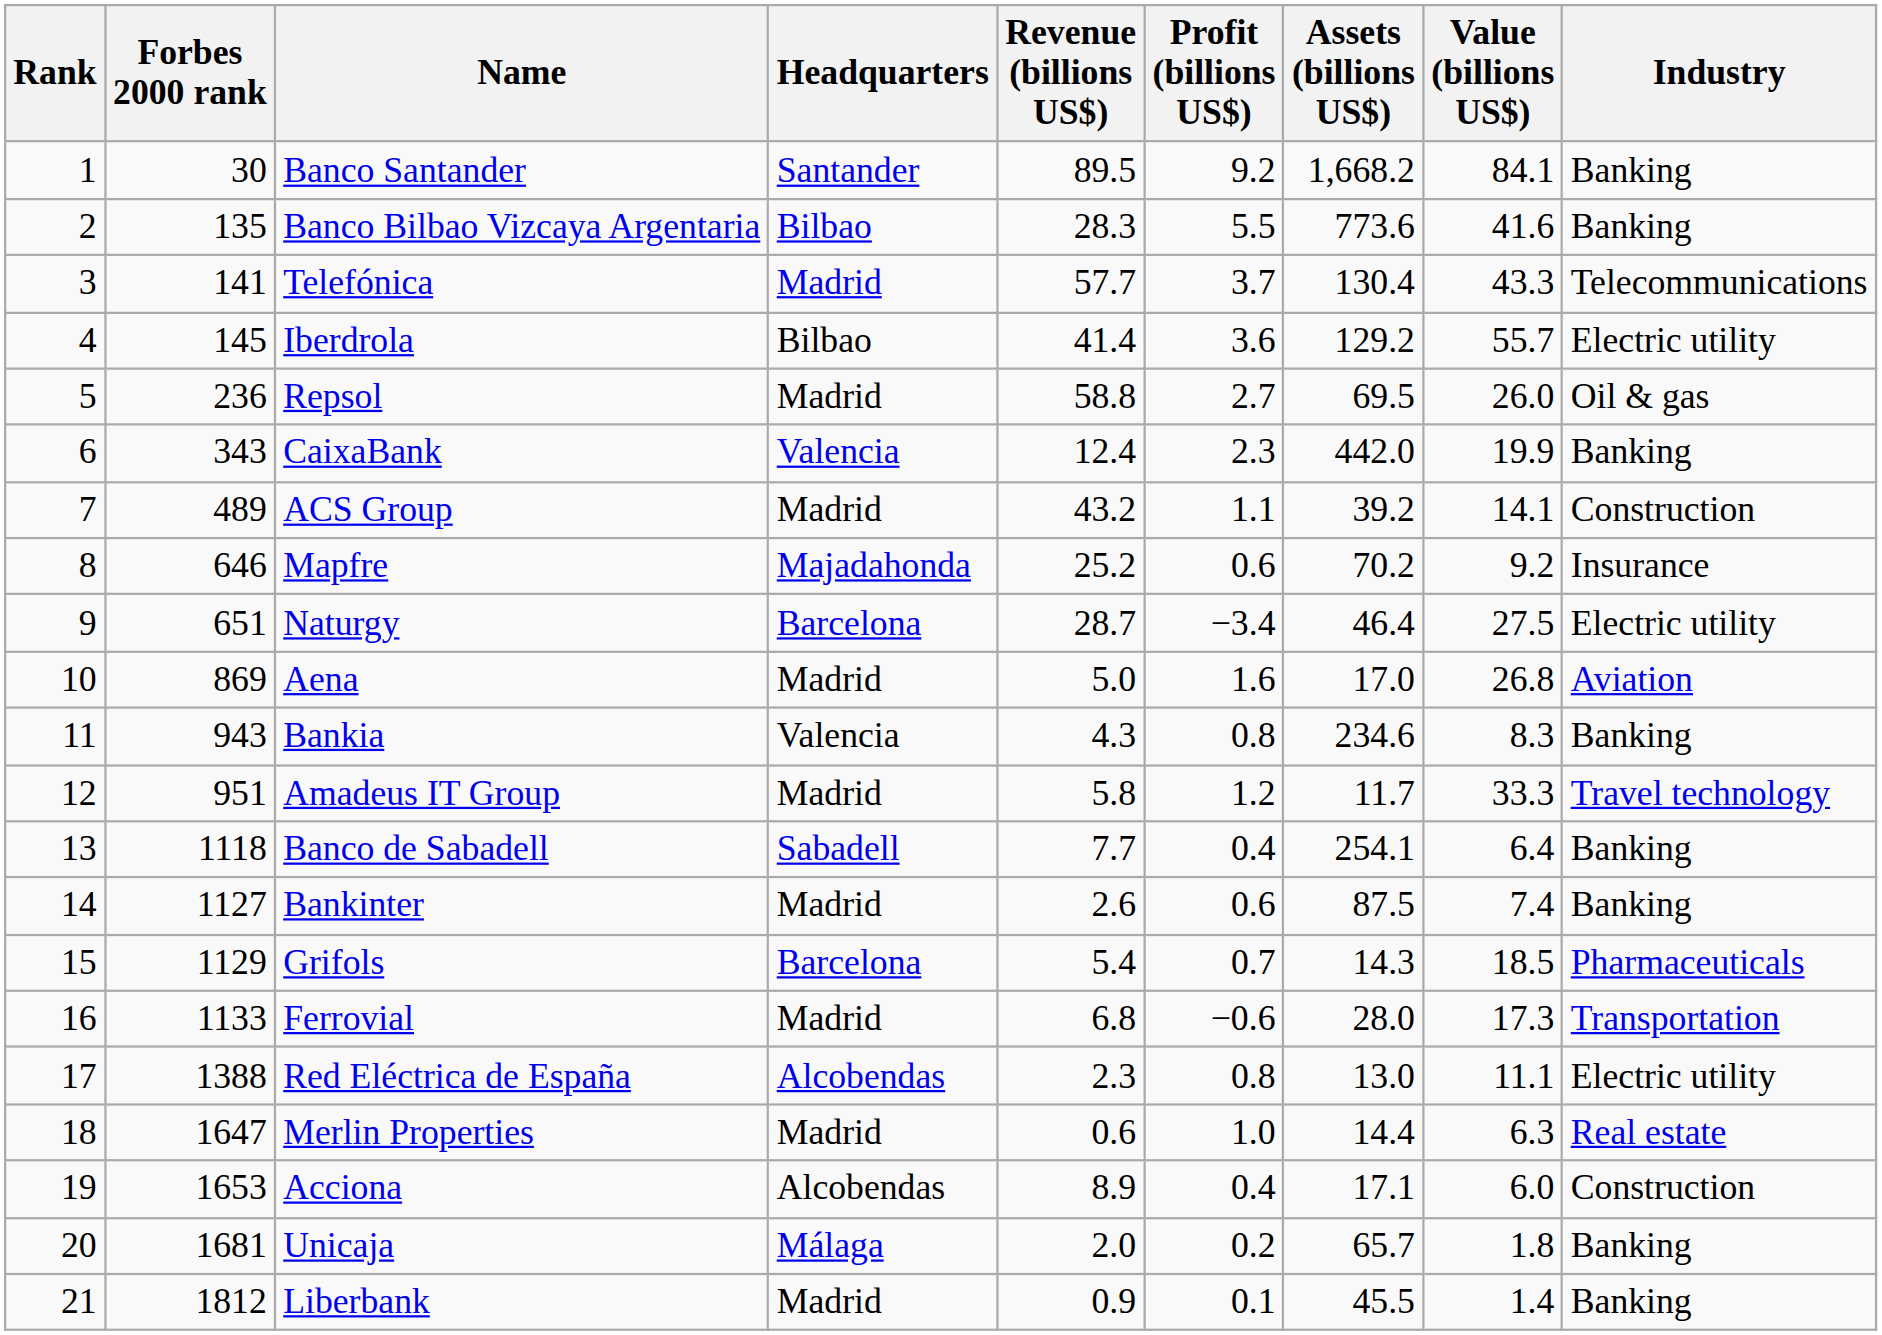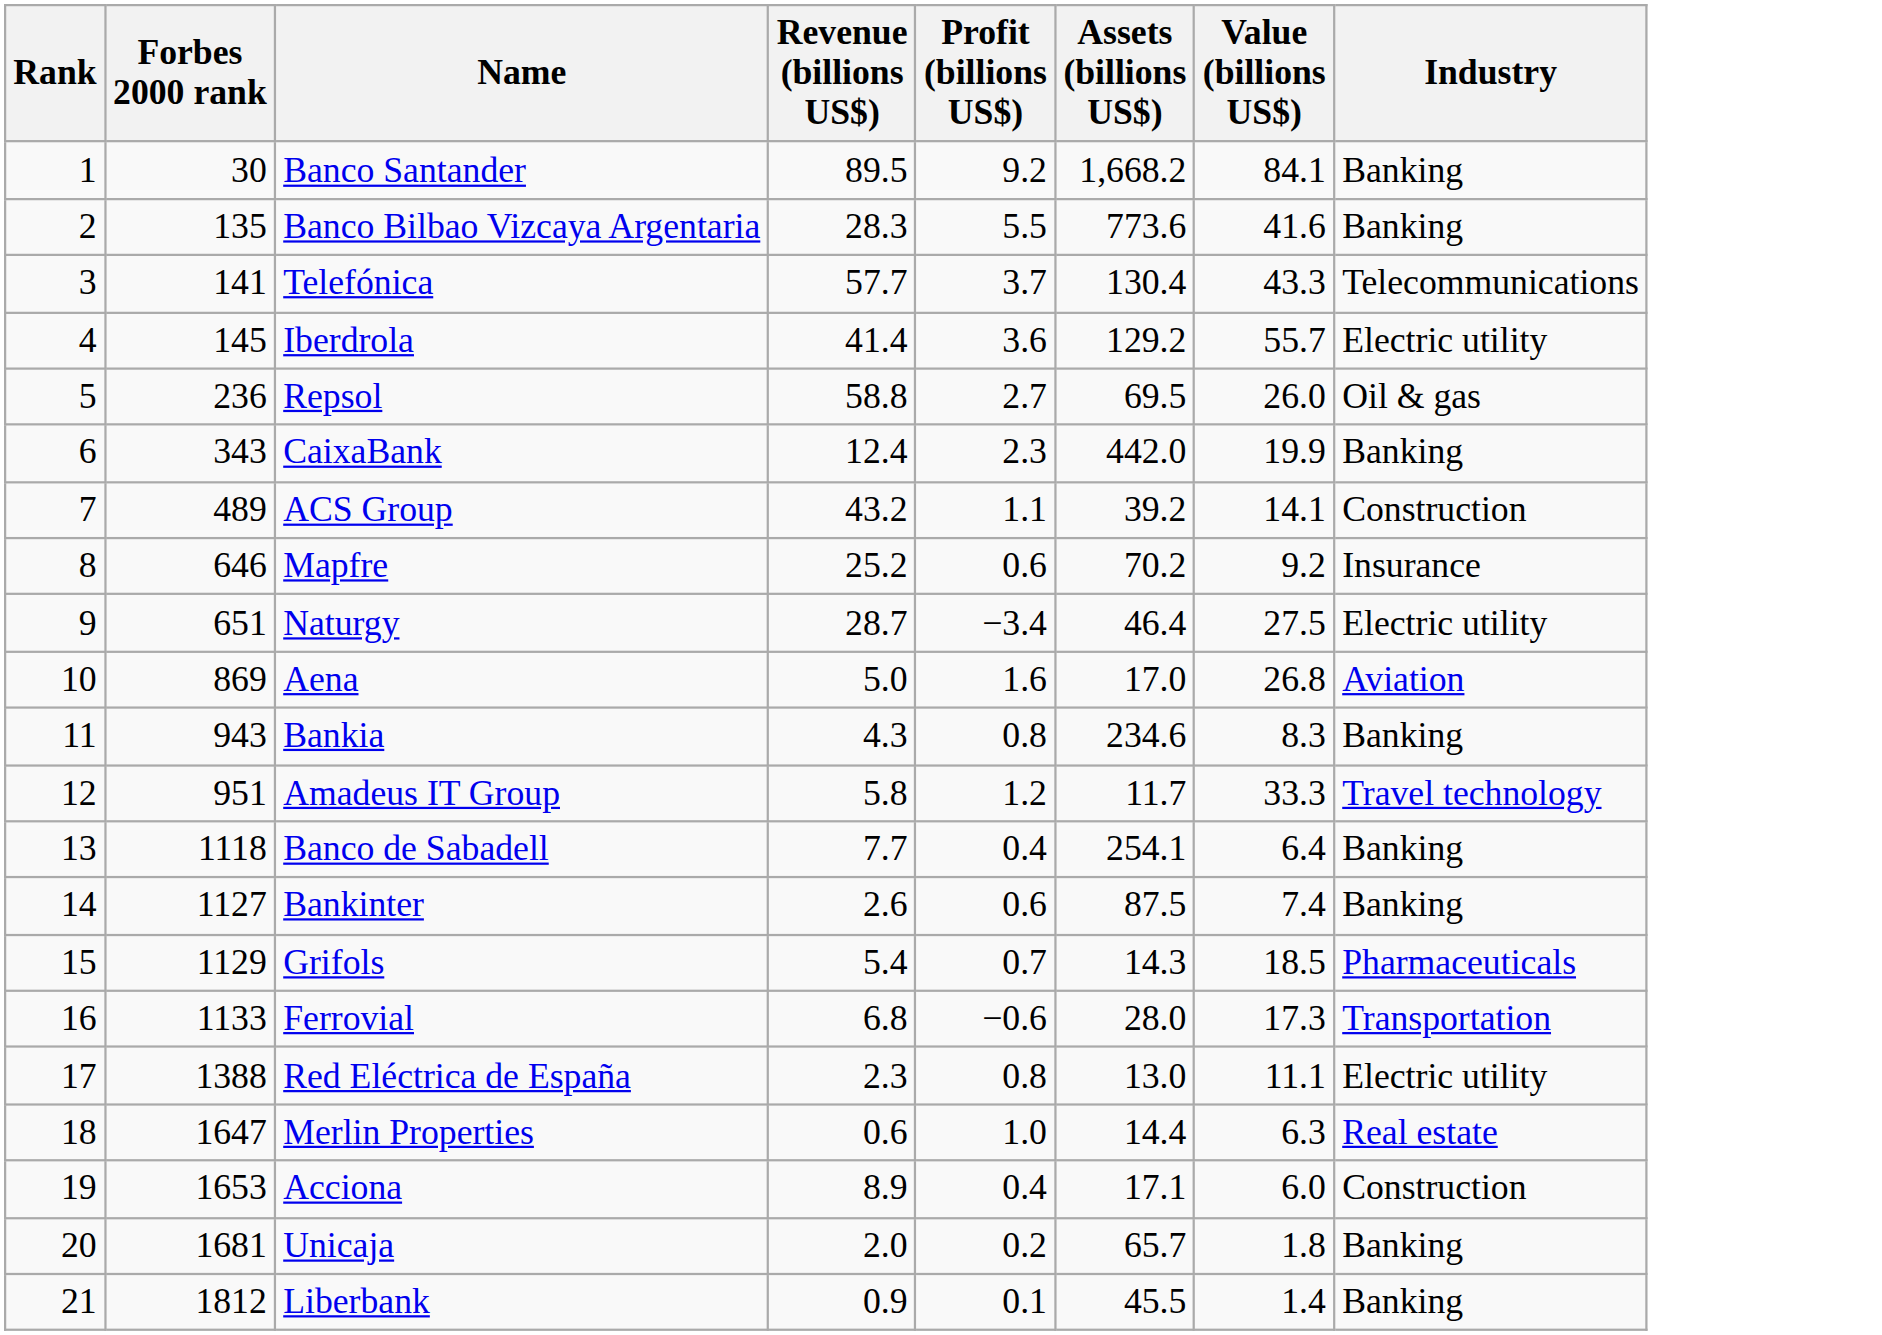- column: (883, 72)
